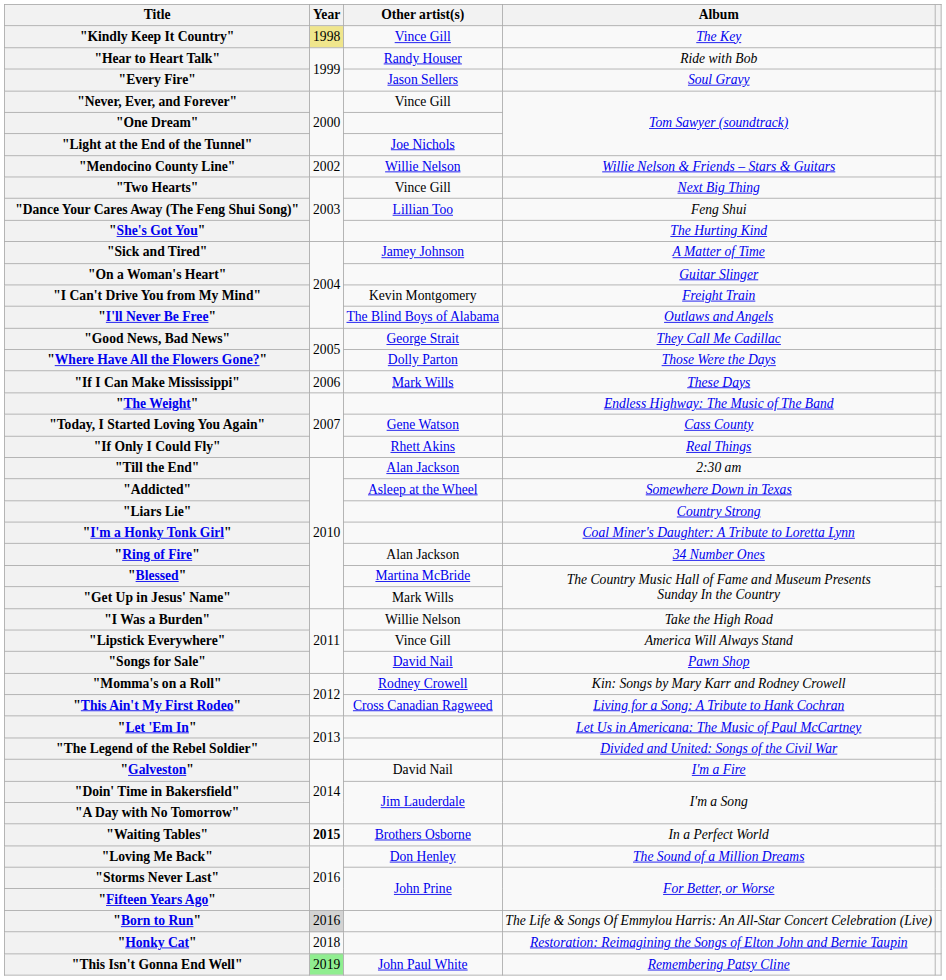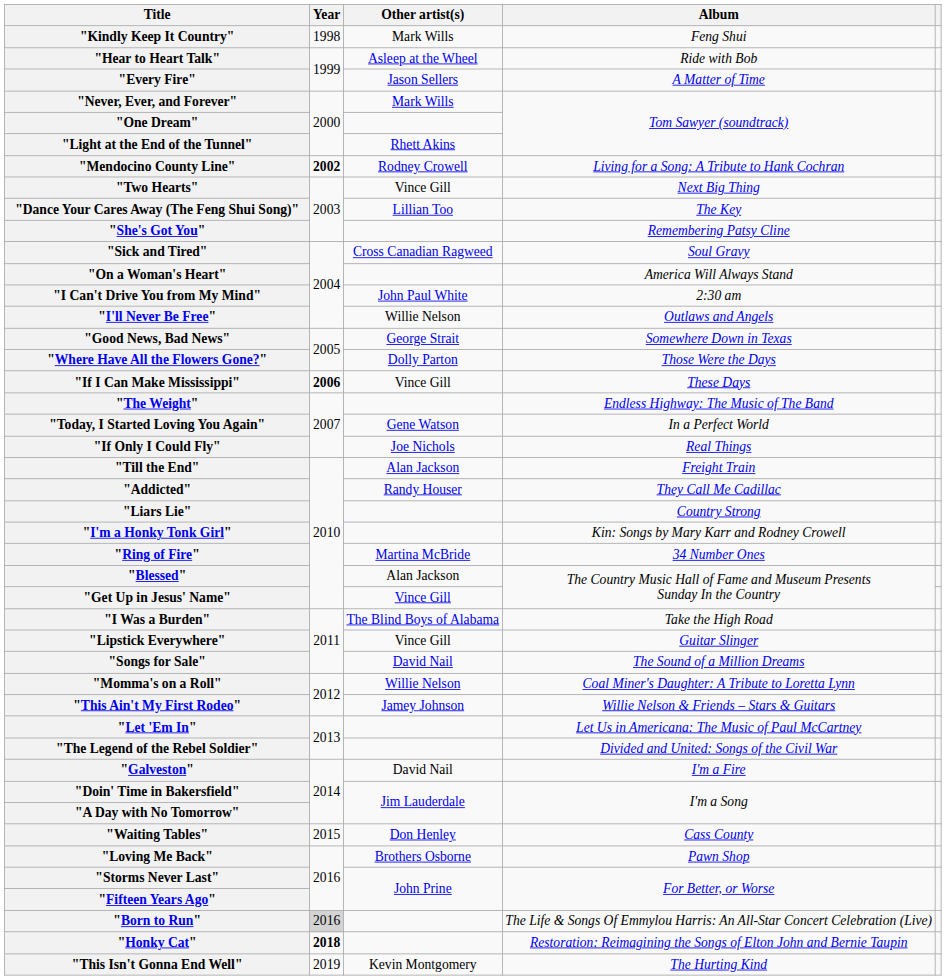(327, 36) khaki background -> (327, 36) no background
(423, 36) Vince Gill -> (423, 36) Mark Wills
(719, 36) The Key -> (719, 36) Feng Shui
(423, 58) Randy Houser -> (423, 58) Asleep at the Wheel
(719, 79) Soul Gravy -> (719, 79) A Matter of Time
(423, 101) Vince Gill -> (423, 101) Mark Wills
(423, 144) Joe Nichols -> (423, 144) Rhett Akins
(327, 166) normal -> (327, 166) bold
(423, 166) Willie Nelson -> (423, 166) Rodney Crowell
(719, 166) Willie Nelson & Friends – Stars & Guitars -> (719, 166) Living for a Song: A Tribute to Hank Cochran
(719, 209) Feng Shui -> (719, 209) The Key
(719, 230) The Hurting Kind -> (719, 230) Remembering Patsy Cline
(423, 252) Jamey Johnson -> (423, 252) Cross Canadian Ragweed
(719, 252) A Matter of Time -> (719, 252) Soul Gravy
(719, 274) Guitar Slinger -> (719, 274) America Will Always Stand
(423, 295) Kevin Montgomery -> (423, 295) John Paul White
(719, 295) Freight Train -> (719, 295) 2:30 am
(423, 317) The Blind Boys of Alabama -> (423, 317) Willie Nelson
(719, 338) They Call Me Cadillac -> (719, 338) Somewhere Down in Texas
(327, 381) normal -> (327, 381) bold
(423, 381) Mark Wills -> (423, 381) Vince Gill
(719, 425) Cass County -> (719, 425) In a Perfect World
(423, 446) Rhett Akins -> (423, 446) Joe Nichols
(719, 468) 2:30 am -> (719, 468) Freight Train
(423, 489) Asleep at the Wheel -> (423, 489) Randy Houser
(719, 489) Somewhere Down in Texas -> (719, 489) They Call Me Cadillac
(719, 532) Coal Miner's Daughter: A Tribute to Loretta Lynn -> (719, 532) Kin: Songs by Mary Karr and Rodney Crowell
(423, 554) Alan Jackson -> (423, 554) Martina McBride
(423, 576) Martina McBride -> (423, 576) Alan Jackson
(423, 597) Mark Wills -> (423, 597) Vince Gill
(423, 619) Willie Nelson -> (423, 619) The Blind Boys of Alabama
(719, 640) America Will Always Stand -> (719, 640) Guitar Slinger
(719, 662) Pawn Shop -> (719, 662) The Sound of a Million Dreams
(423, 683) Rodney Crowell -> (423, 683) Willie Nelson
(719, 683) Kin: Songs by Mary Karr and Rodney Crowell -> (719, 683) Coal Miner's Daughter: A Tribute to Loretta Lynn
(423, 705) Cross Canadian Ragweed -> (423, 705) Jamey Johnson
(719, 705) Living for a Song: A Tribute to Hank Cochran -> (719, 705) Willie Nelson & Friends – Stars & Guitars
(327, 834) bold -> (327, 834) normal
(423, 834) Brothers Osborne -> (423, 834) Don Henley
(719, 834) In a Perfect World -> (719, 834) Cass County
(423, 856) Don Henley -> (423, 856) Brothers Osborne
(719, 856) The Sound of a Million Dreams -> (719, 856) Pawn Shop
(327, 942) normal -> (327, 942) bold
(327, 964) lightgreen background -> (327, 964) no background
(423, 964) John Paul White -> (423, 964) Kevin Montgomery
(719, 964) Remembering Patsy Cline -> (719, 964) The Hurting Kind
